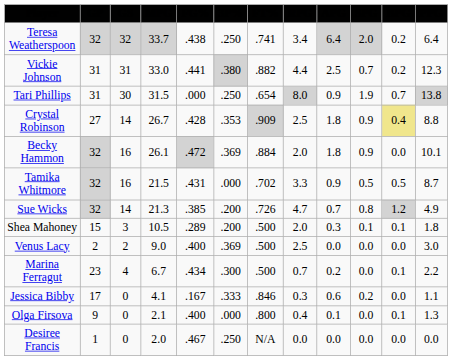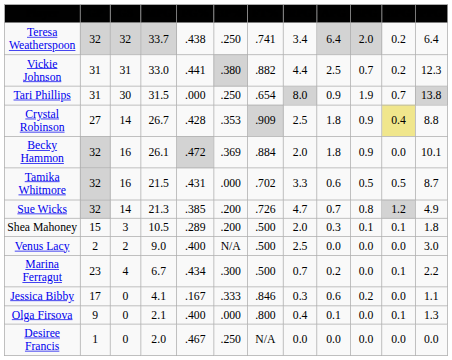(334, 184) 0.9 -> (334, 184) 0.6
(231, 246) .369 -> (231, 246) N/A
